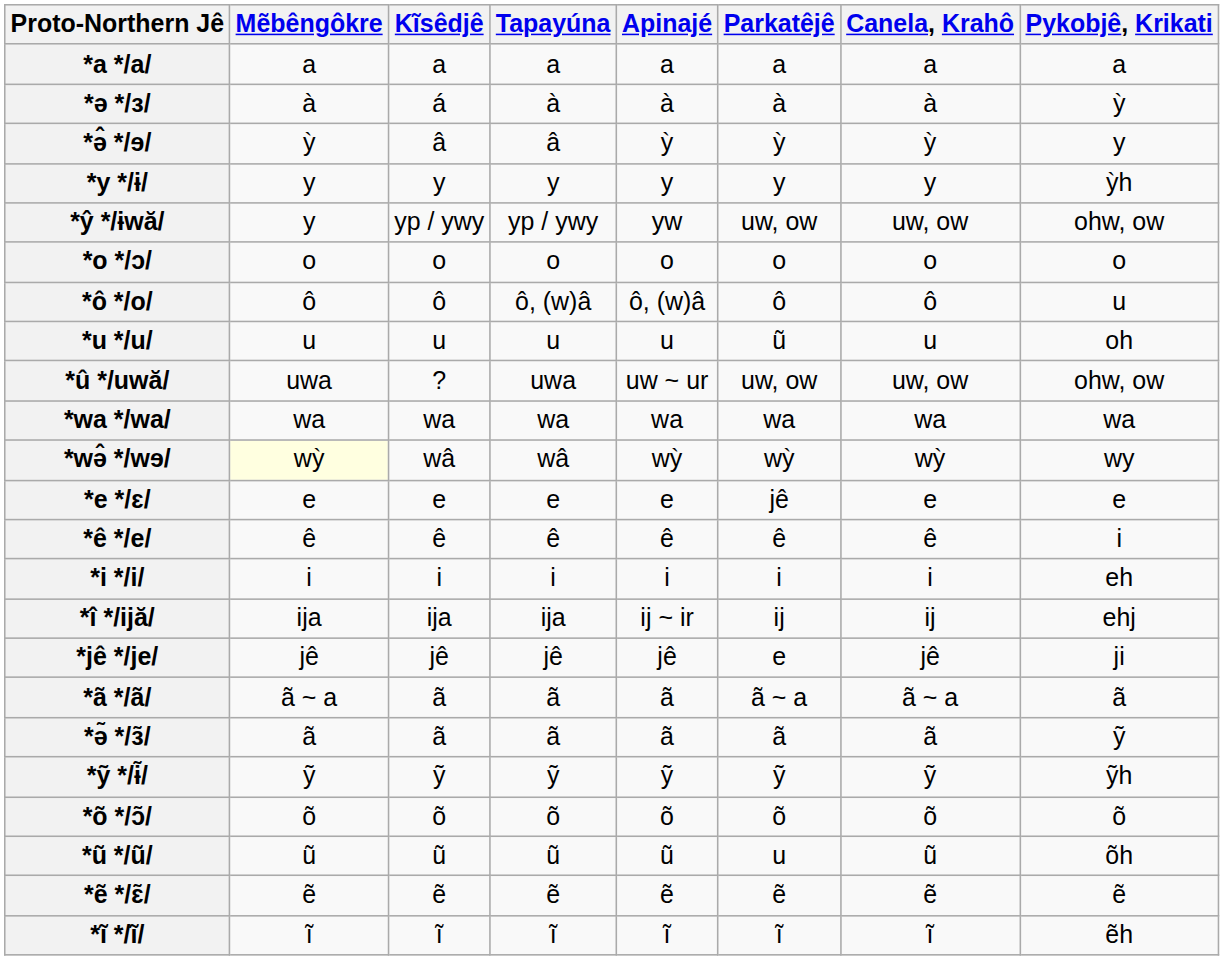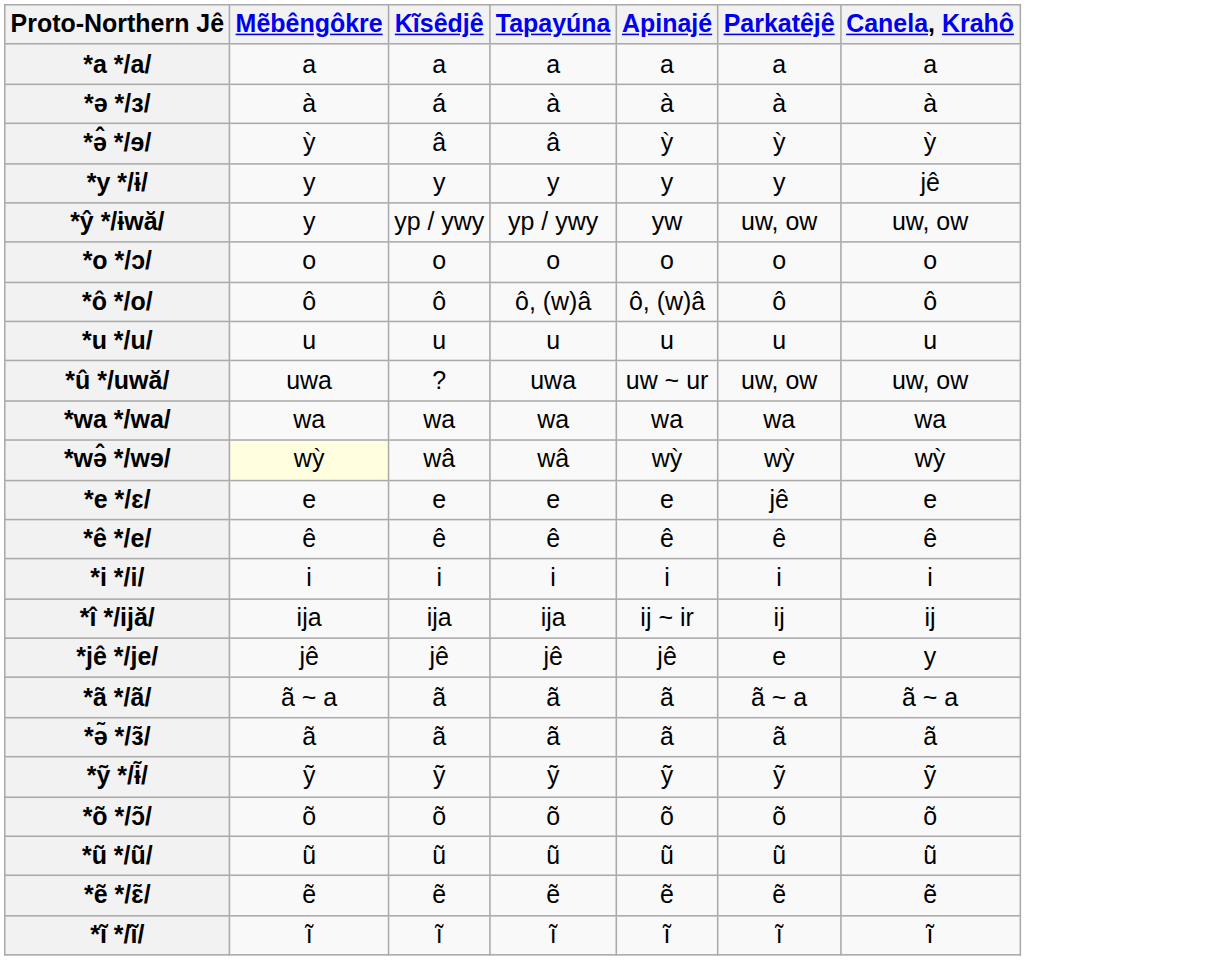- column: (1119, 24)
(930, 182) y -> (930, 182) jê
(779, 340) ũ -> (779, 340) u
(930, 657) jê -> (930, 657) y
(779, 855) u -> (779, 855) ũ
